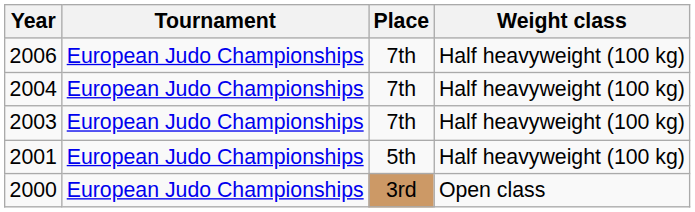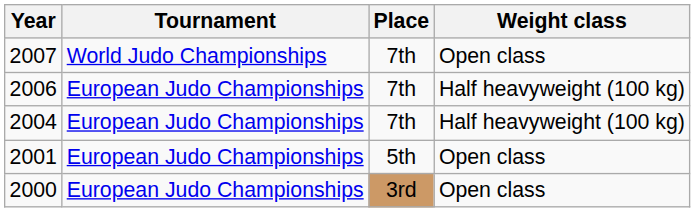+ row: (33, 55)
- row: (33, 122)
(562, 156) Half heavyweight (100 kg) -> (492, 156) Open class
